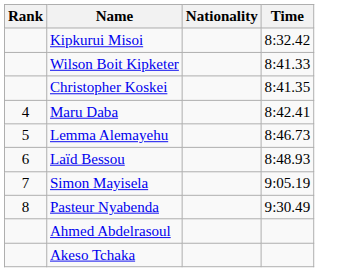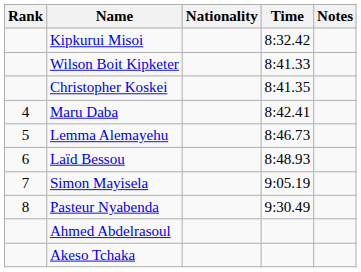+ column: (335, 16)
